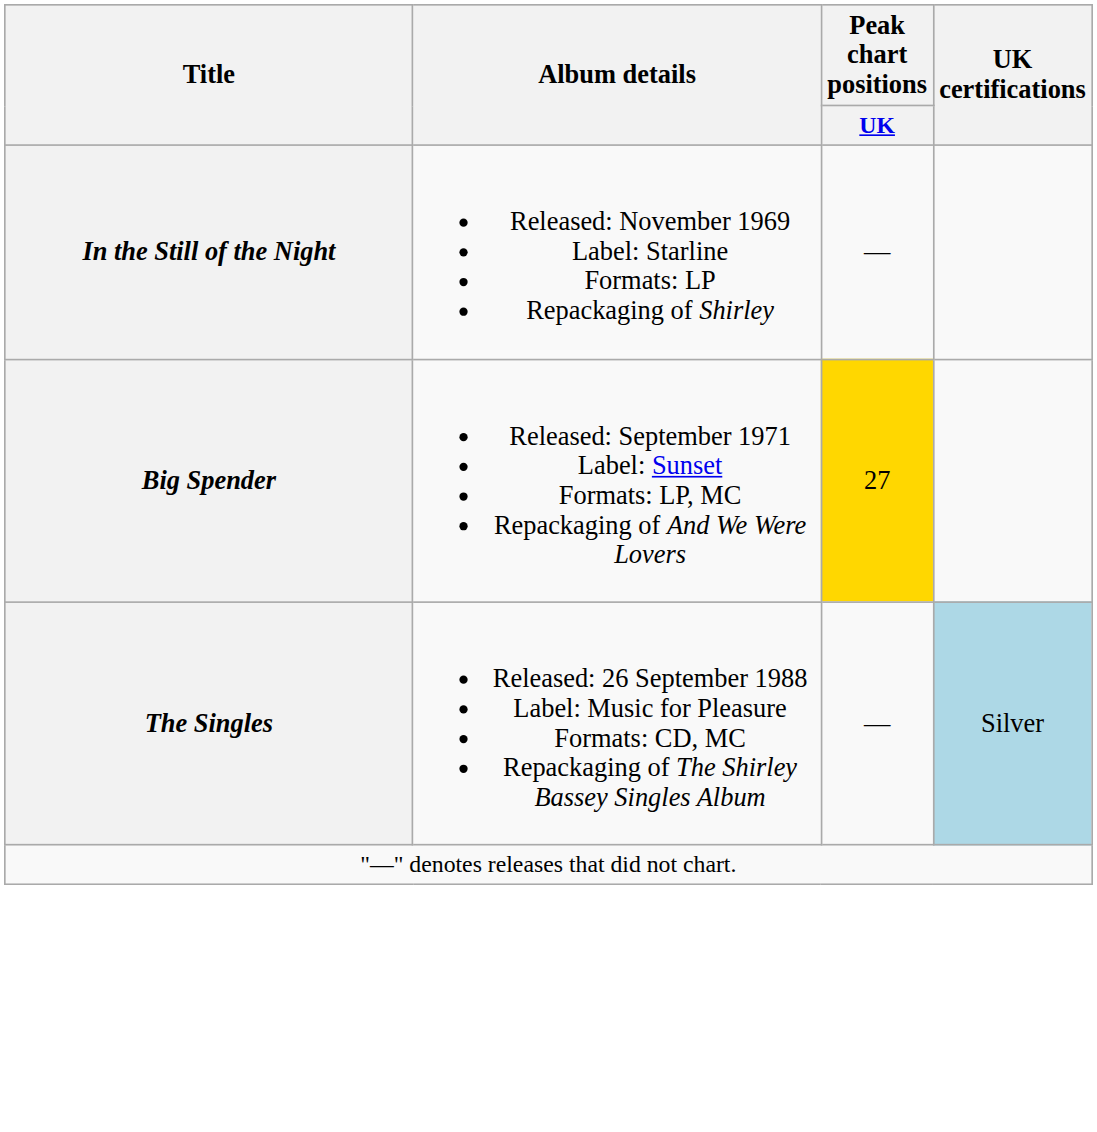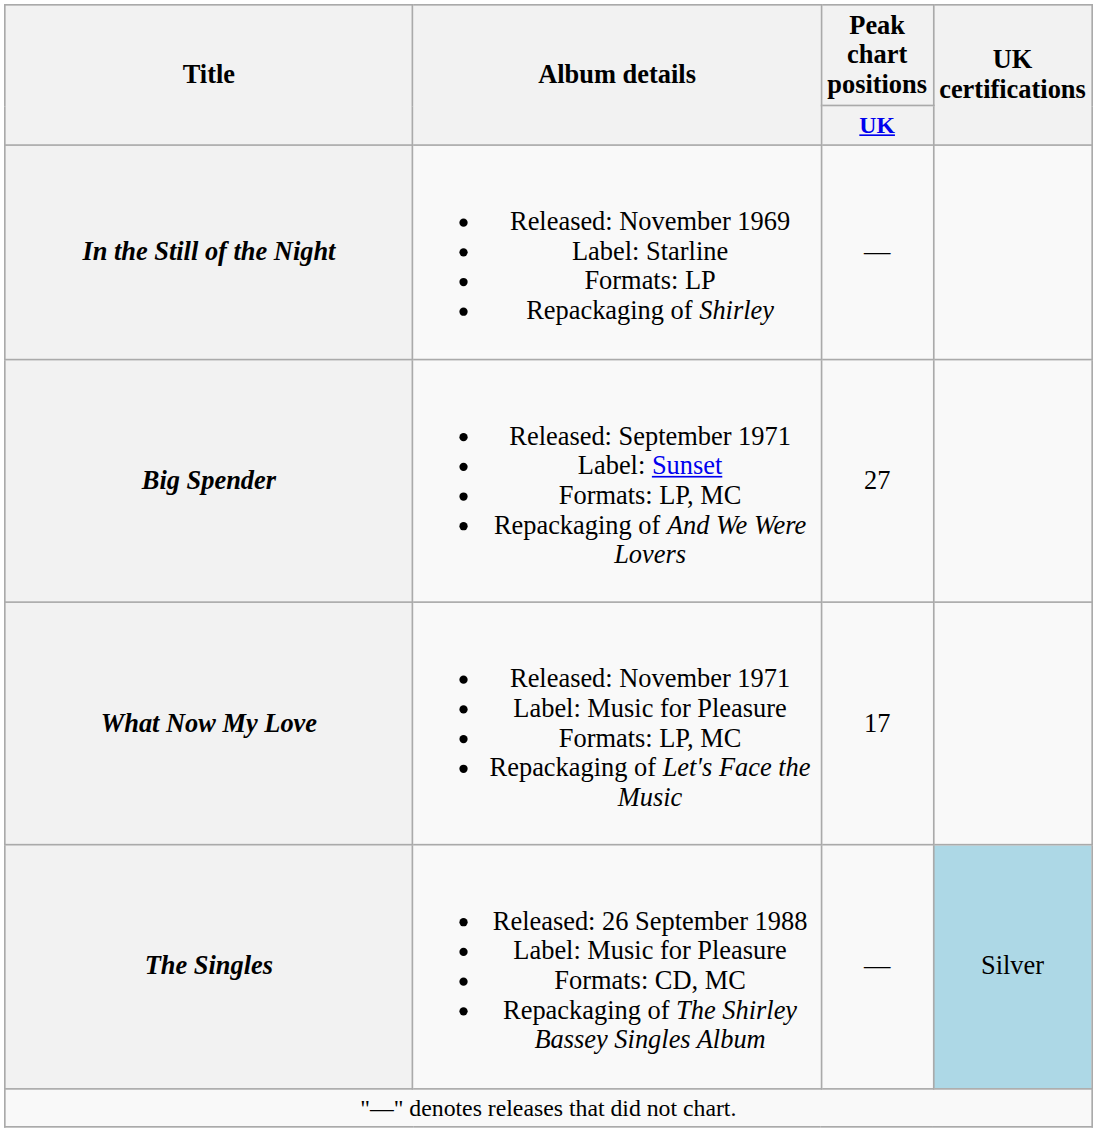(877, 480) gold background -> (877, 480) no background
+ row: (209, 723)
